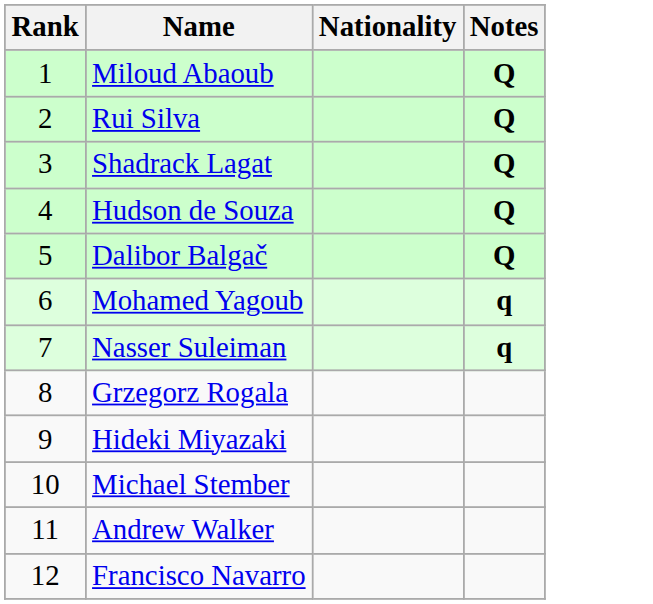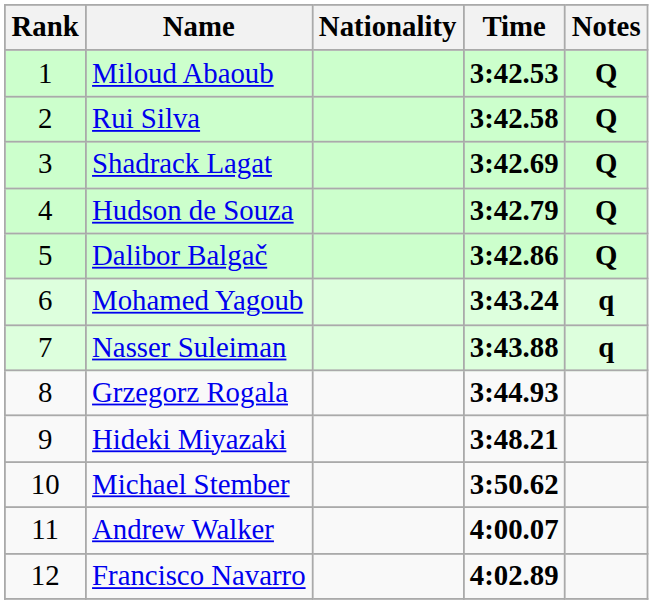+ column: (514, 27)
